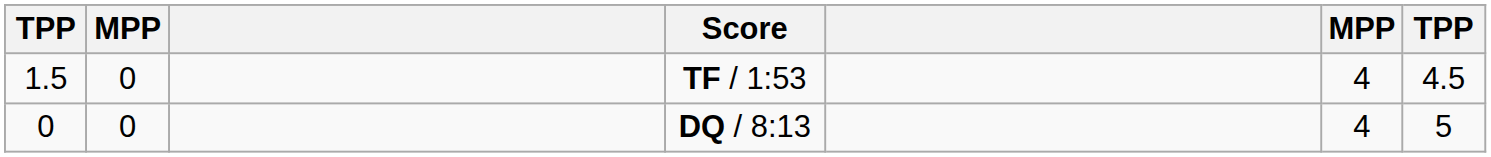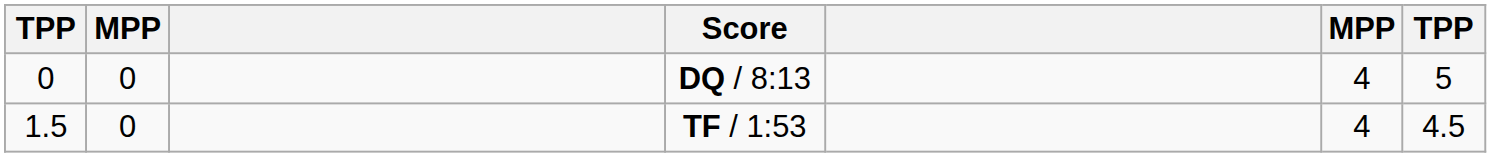rows swapped: (745, 126) <-> (745, 77)
